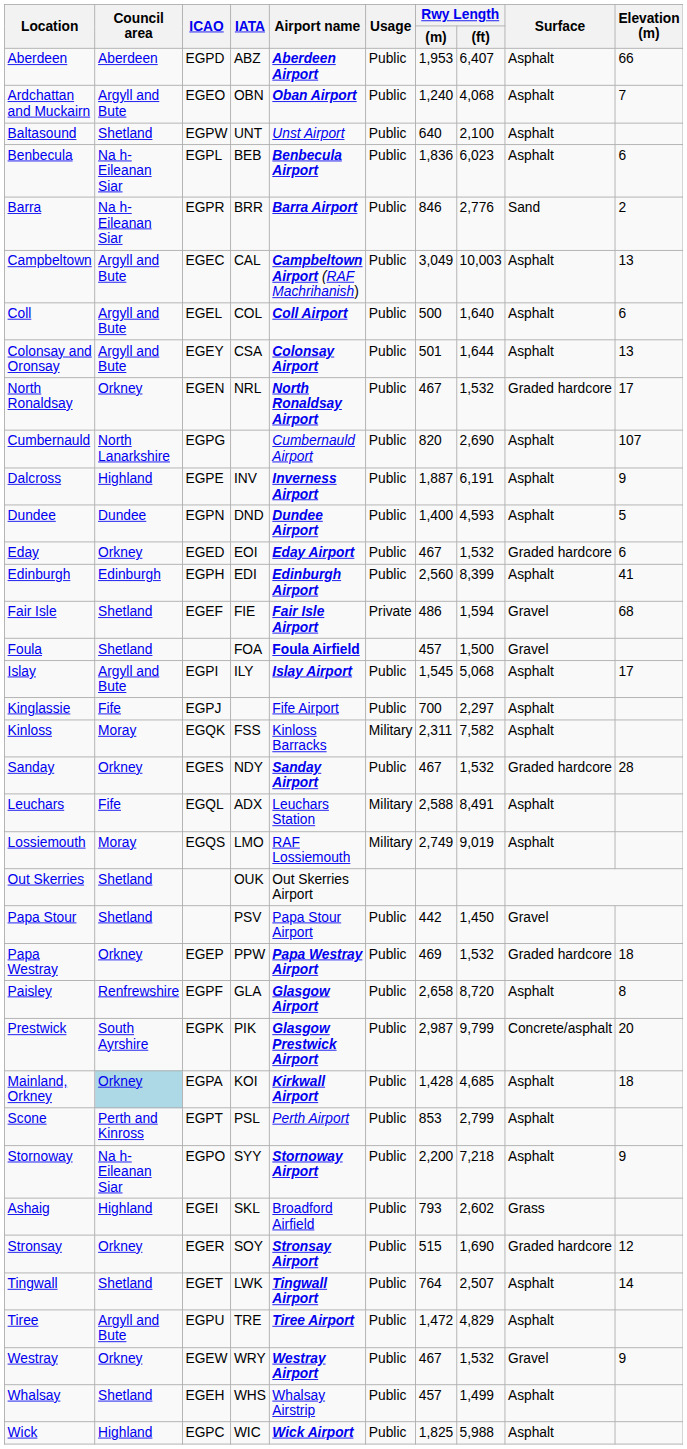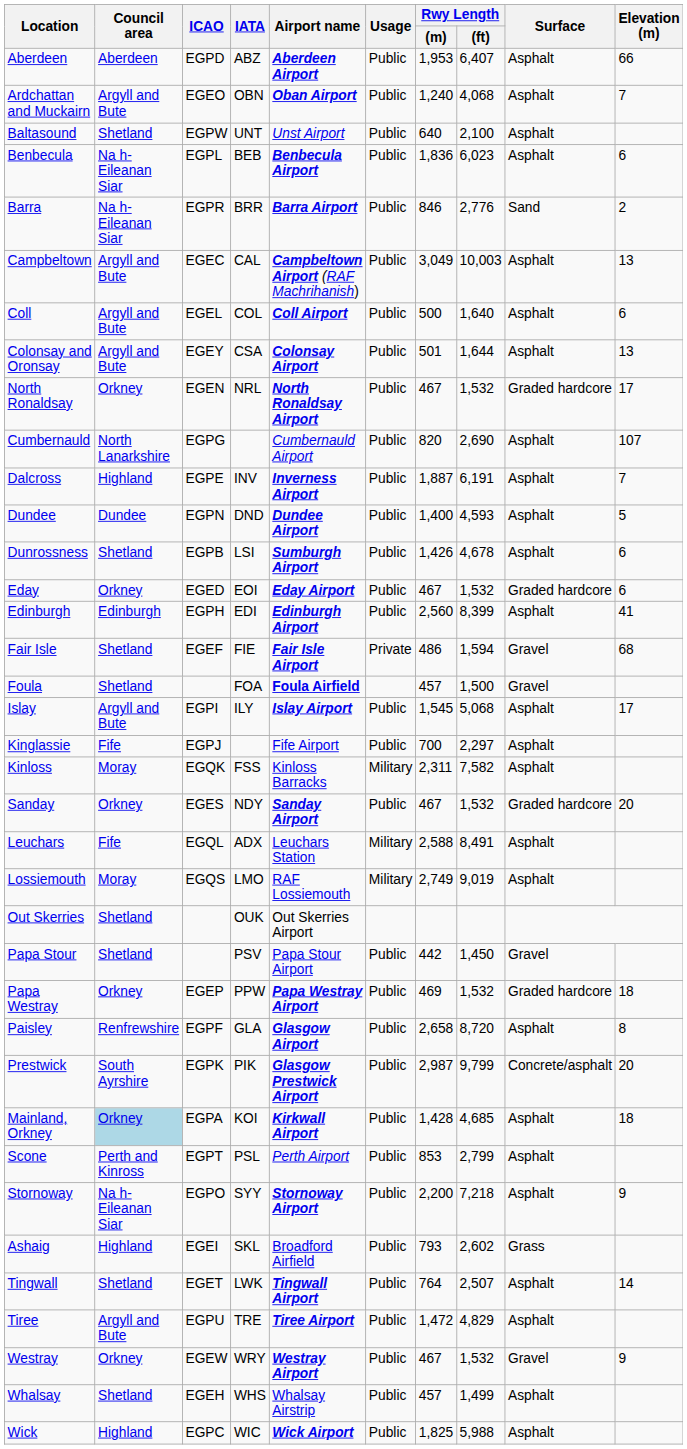(622, 478) 9 -> (622, 478) 7
+ row: (48, 553)
(626, 767) 28 -> (626, 805) 20
- row: (35, 1246)
